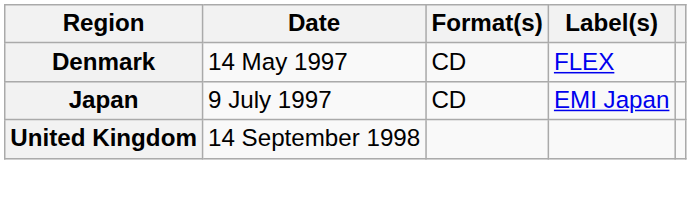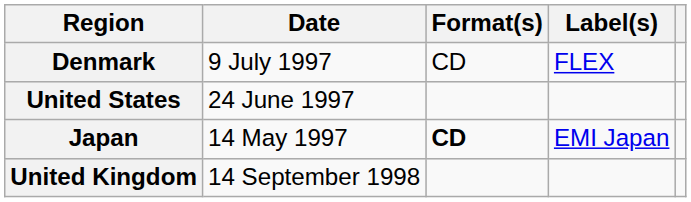(278, 61) 14 May 1997 -> (270, 61) 9 July 1997
+ row: (104, 100)
(270, 100) 9 July 1997 -> (278, 138) 14 May 1997
(449, 100) normal -> (449, 138) bold
